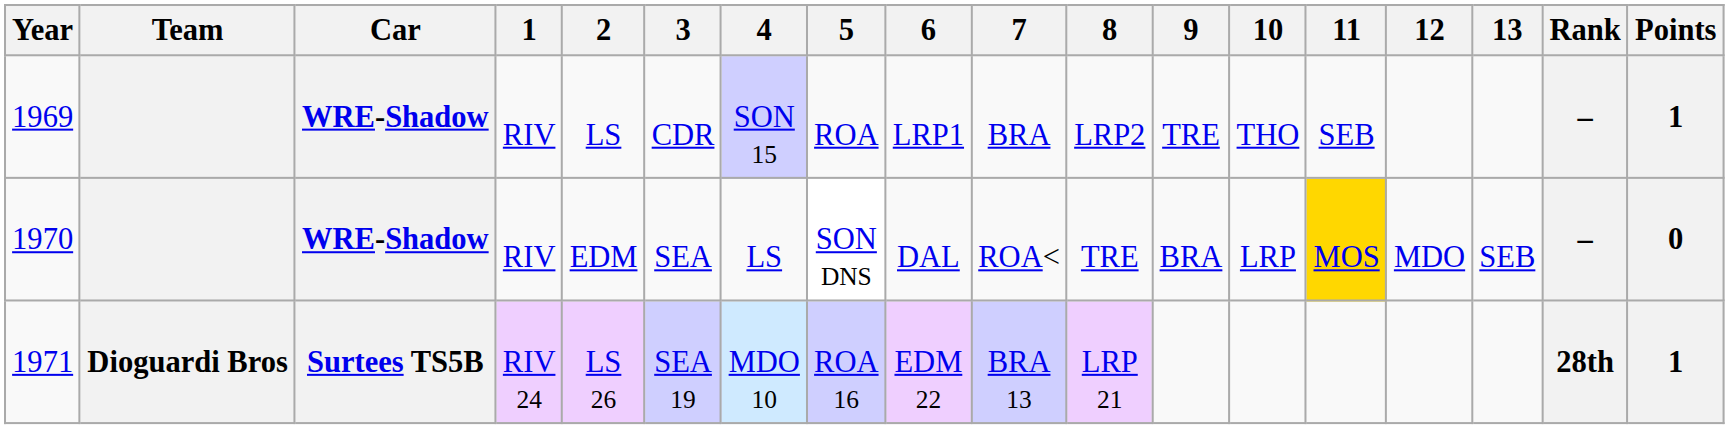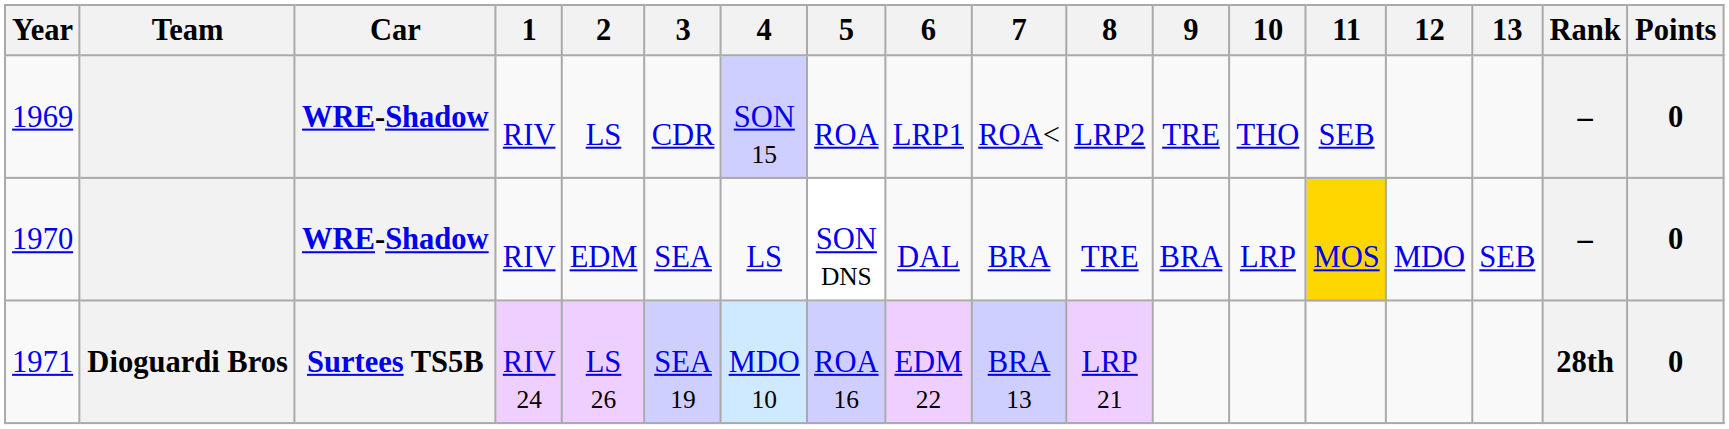(1019, 134) BRA -> (1019, 134) ROA<
(1676, 116) 1 -> (1676, 116) 0
(1019, 257) ROA< -> (1019, 257) BRA
(1676, 361) 1 -> (1676, 361) 0
